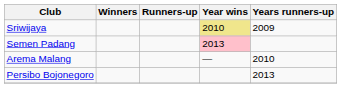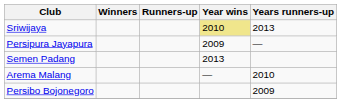(264, 28) 2009 -> (264, 28) 2013
+ row: (50, 43)
(213, 43) pink background -> (213, 59) no background
(264, 75) 2013 -> (264, 91) 2009
